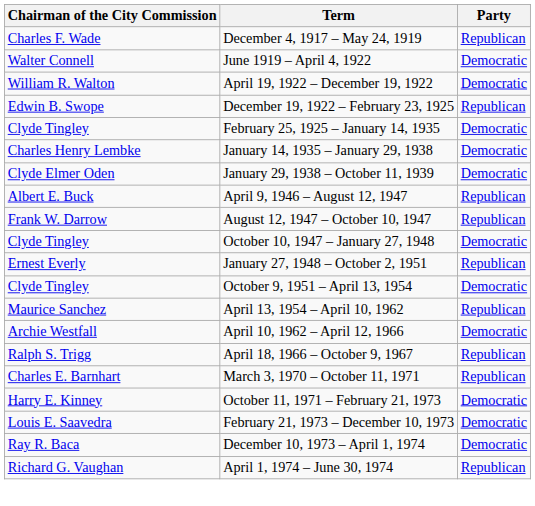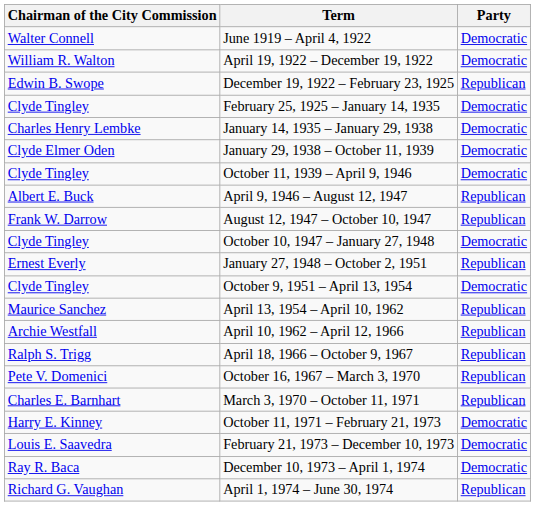- row: (322, 38)
+ row: (317, 173)
(494, 331) Democratic -> (493, 331) Republican
+ row: (322, 377)
